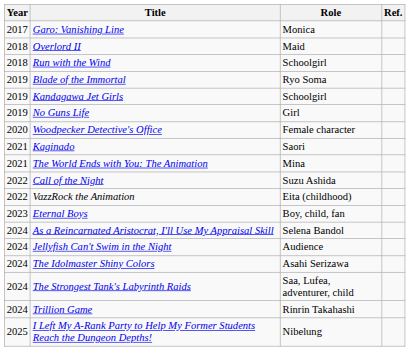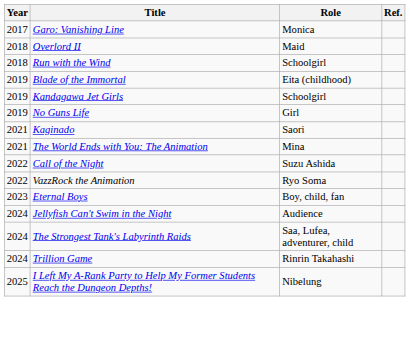(305, 79) Ryo Soma -> (317, 79) Eita (childhood)
- row: (97, 130)
(317, 197) Eita (childhood) -> (304, 180) Ryo Soma
- row: (153, 230)
- row: (94, 264)
